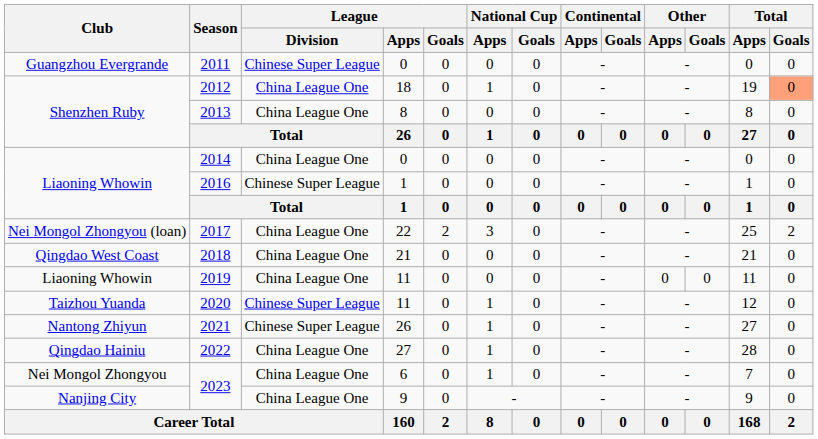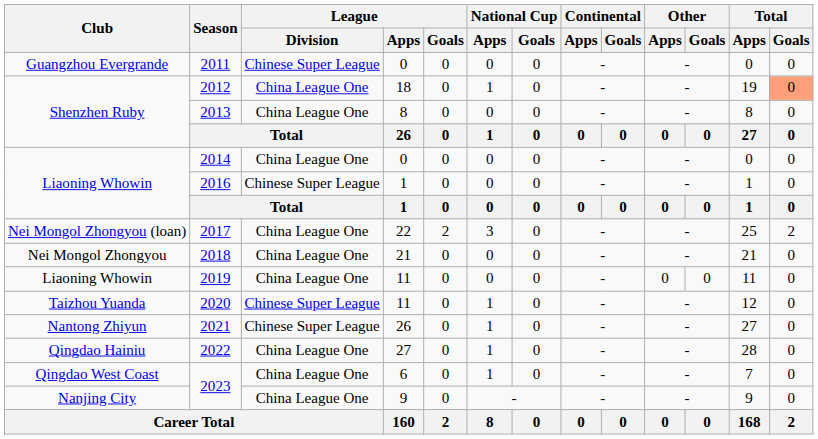(97, 254) Qingdao West Coast -> (97, 254) Nei Mongol Zhongyou
(97, 374) Nei Mongol Zhongyou -> (97, 374) Qingdao West Coast
